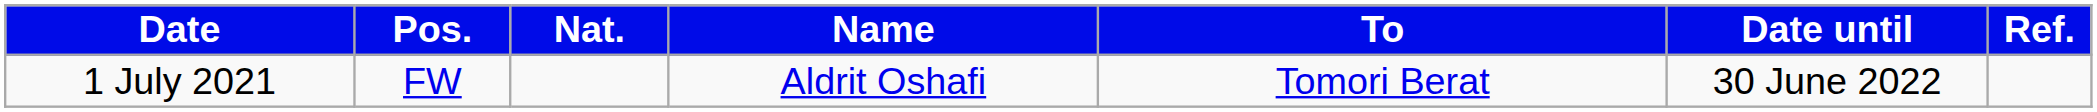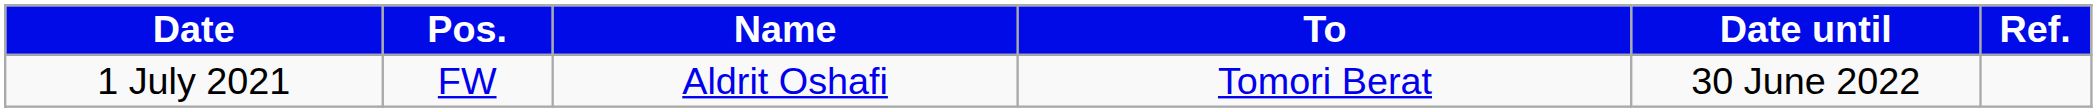- column: (589, 29)
